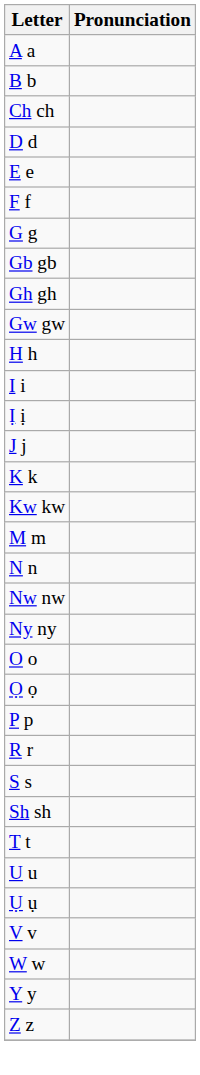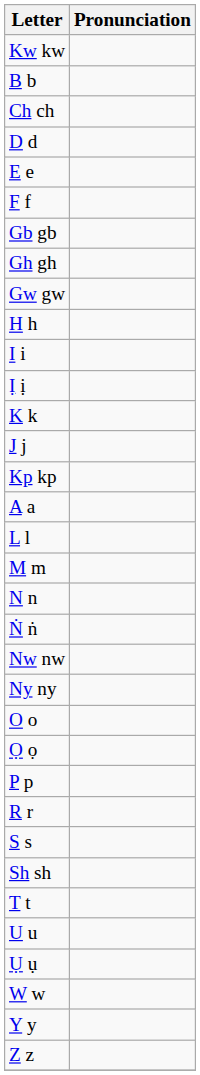rows swapped: (22, 50) <-> (37, 506)
- row: (23, 232)
rows swapped: (18, 446) <-> (23, 476)
+ row: (33, 476)
+ row: (20, 537)
+ row: (23, 628)
- row: (23, 933)
